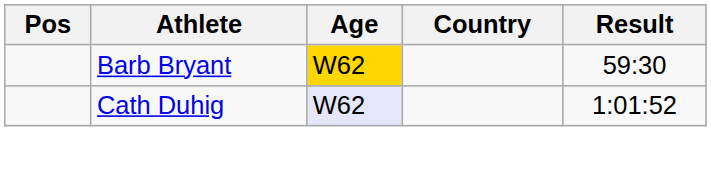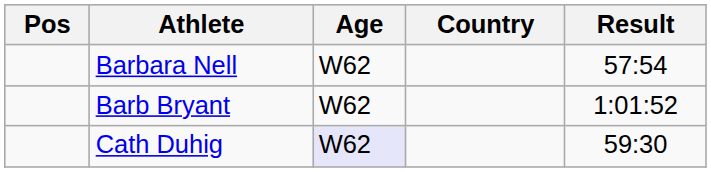+ row: (166, 65)
(339, 65) gold background -> (345, 105) no background
(635, 65) 59:30 -> (636, 105) 1:01:52
(635, 105) 1:01:52 -> (636, 145) 59:30
